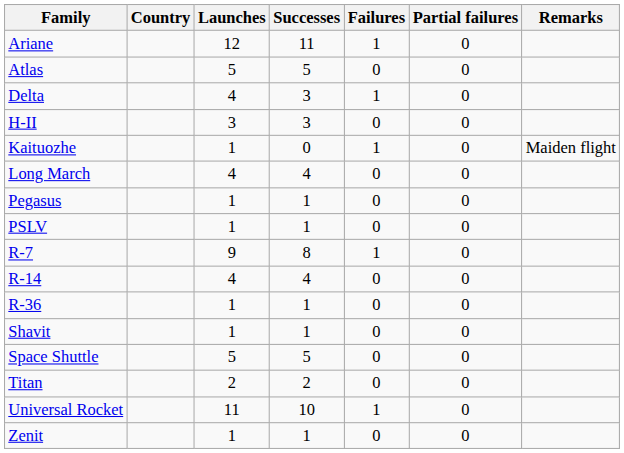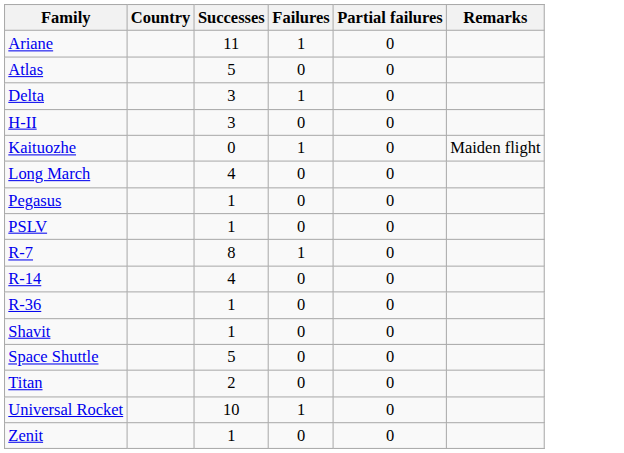- column: (232, 17)
